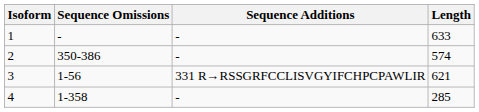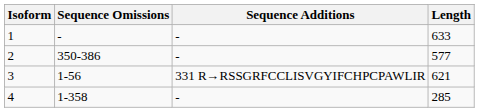(441, 55) 574 -> (441, 55) 577
